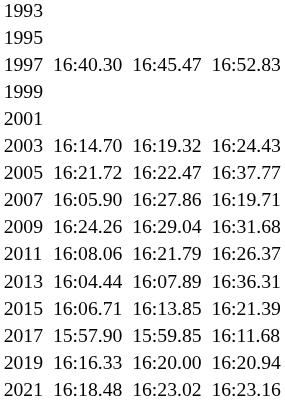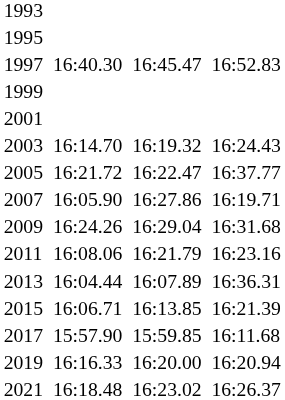(246, 254) 16:26.37 -> (246, 254) 16:23.16
(246, 389) 16:23.16 -> (246, 389) 16:26.37
